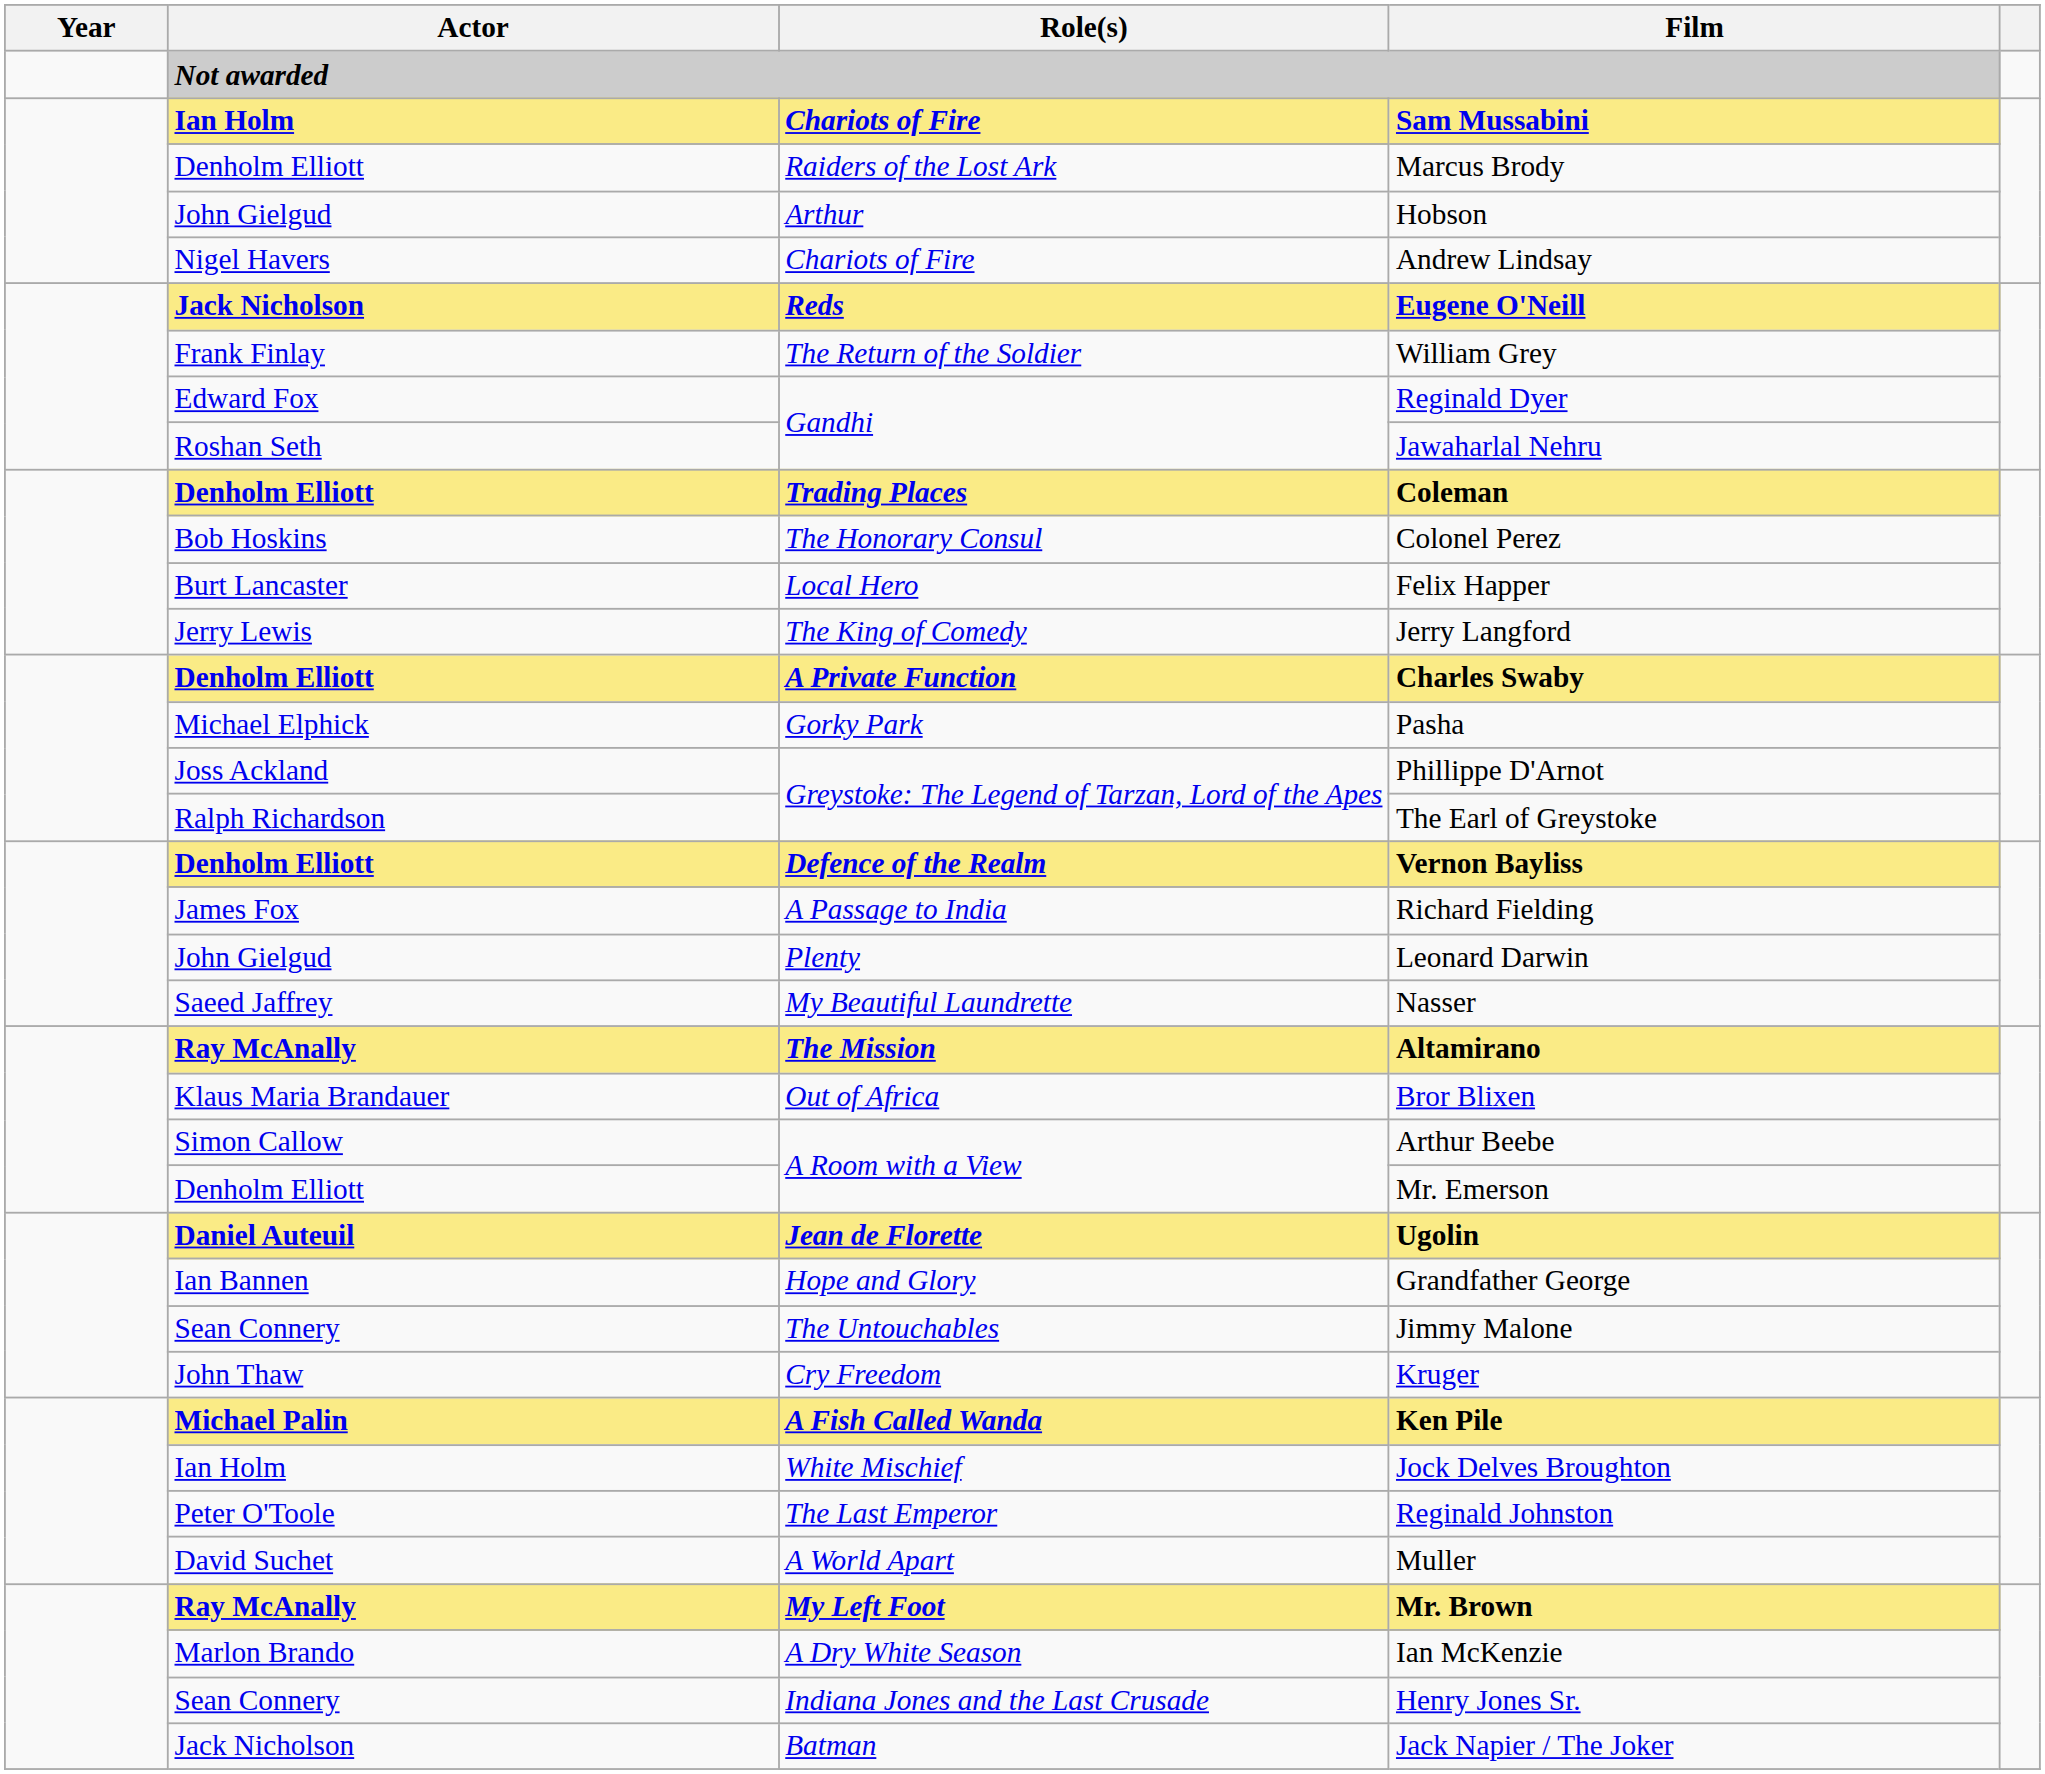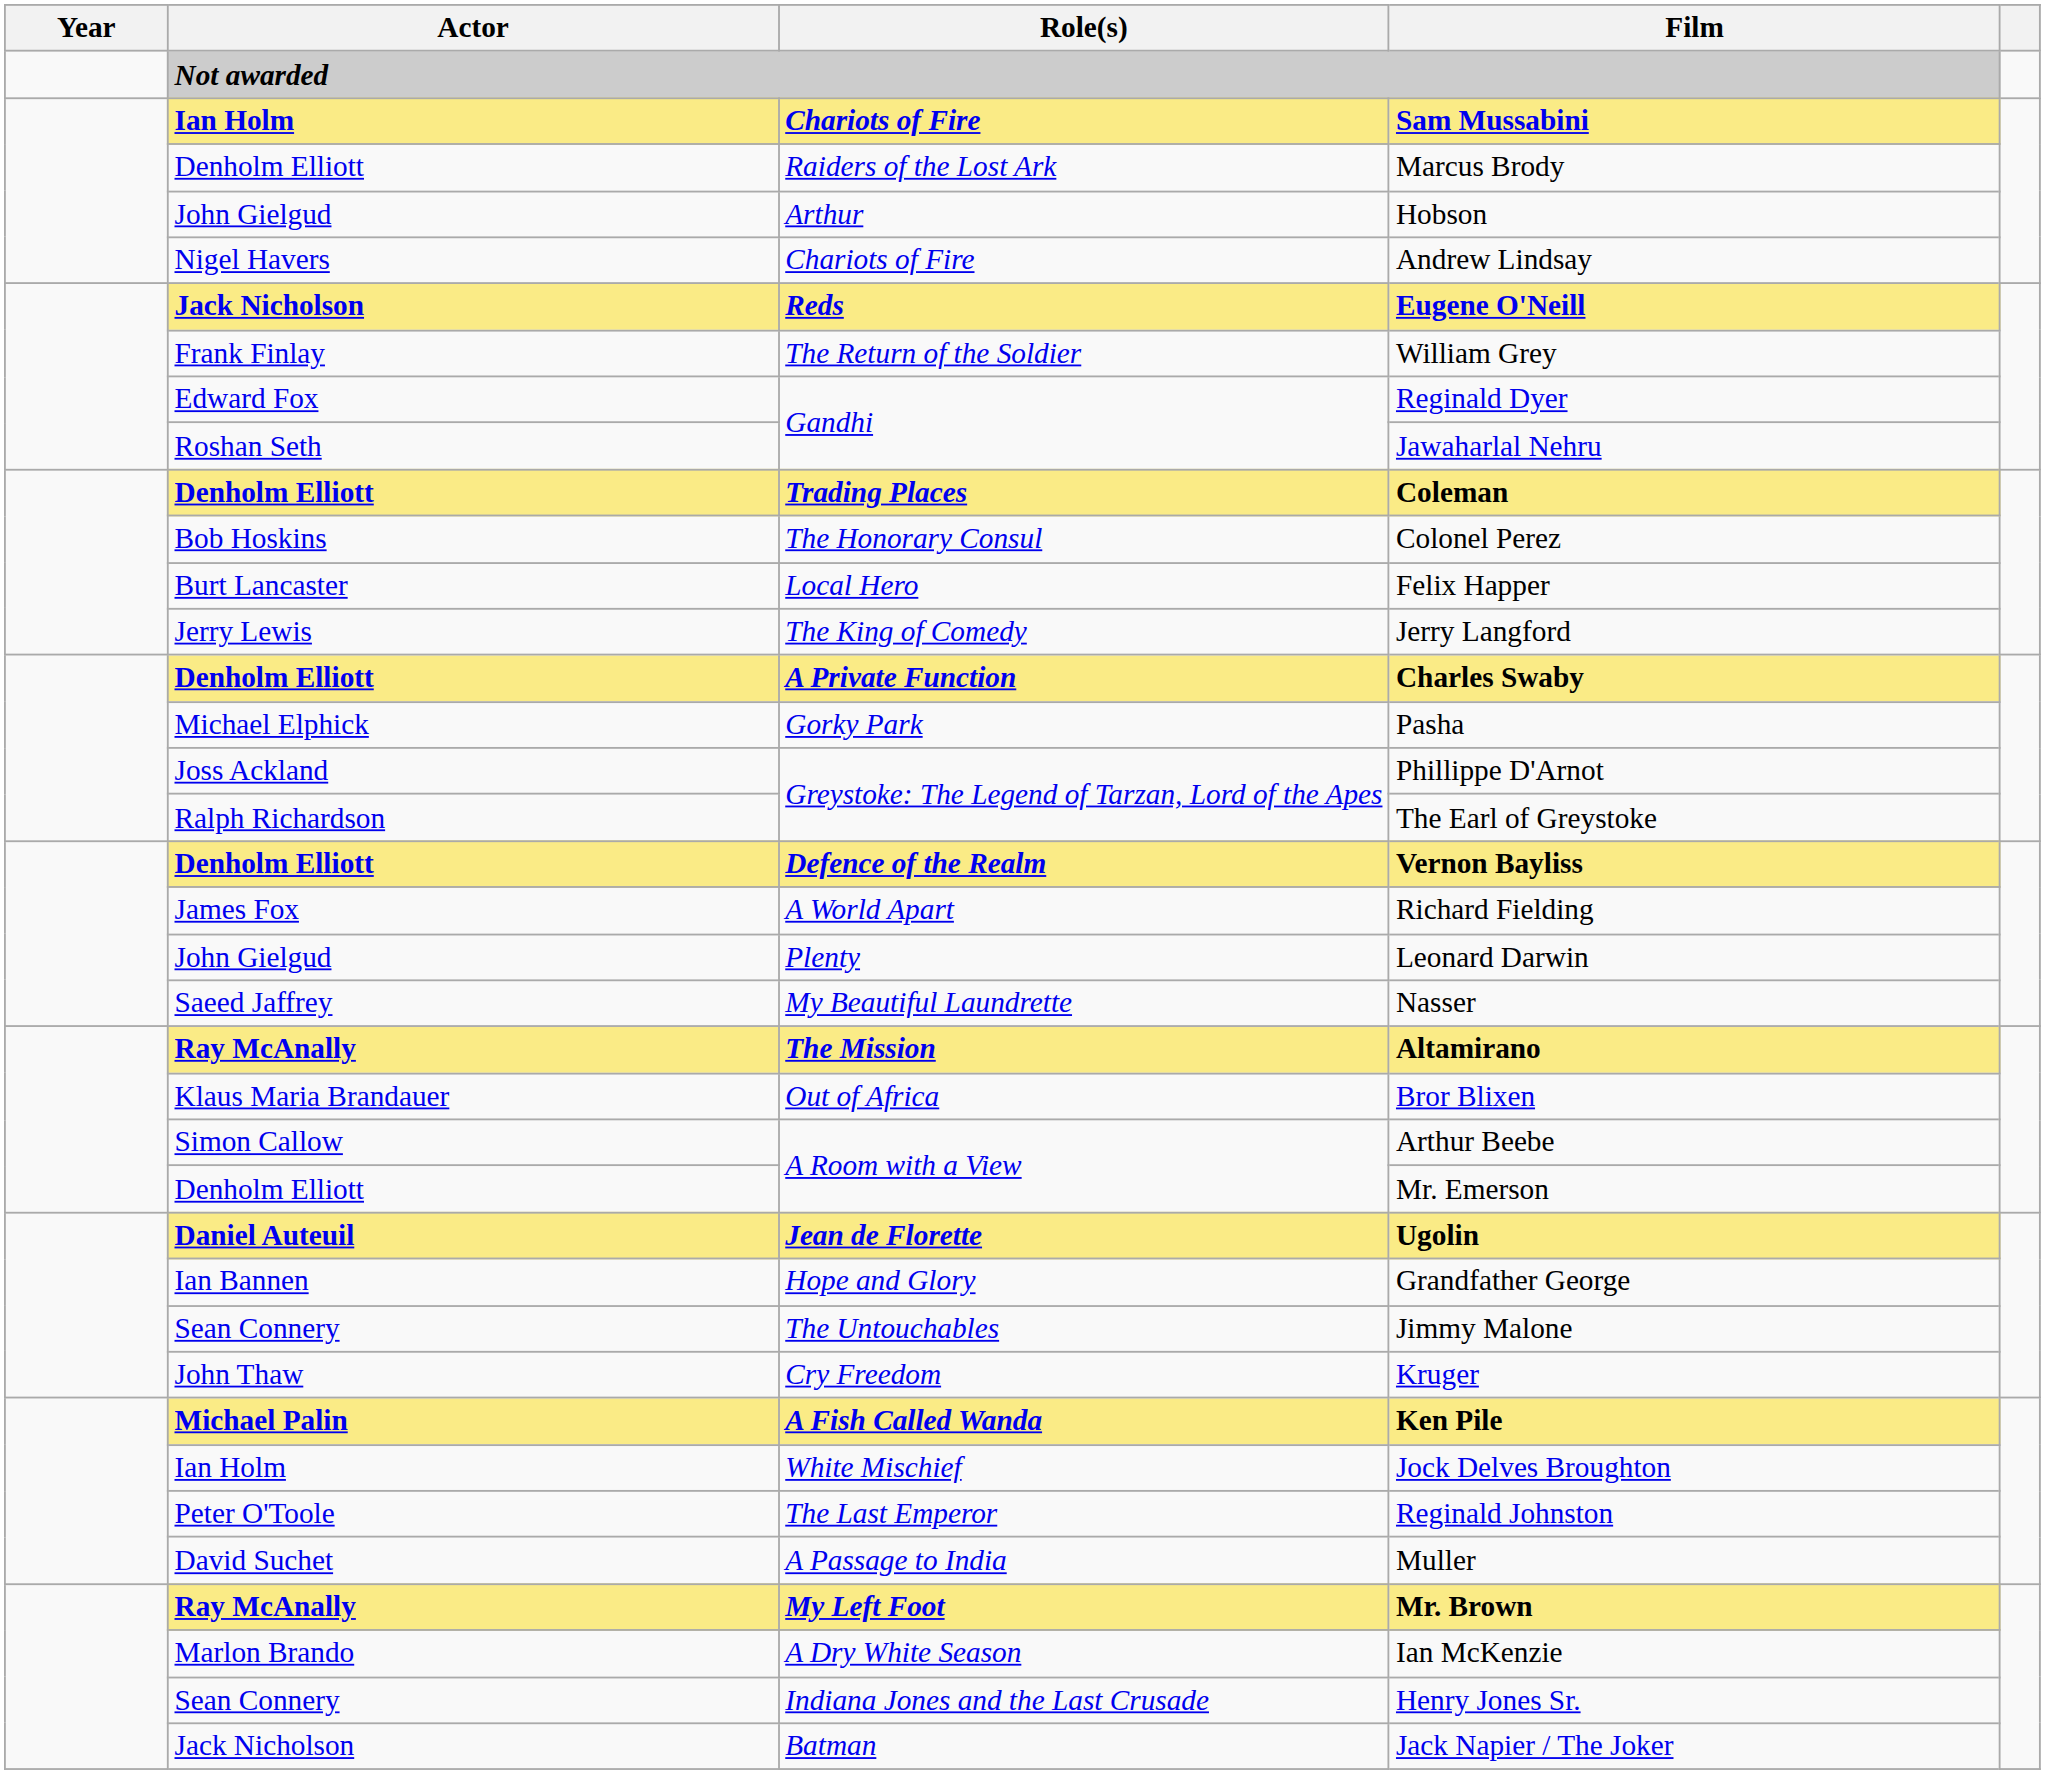(896, 910) A Passage to India -> (870, 910) A World Apart
(870, 1560) A World Apart -> (896, 1560) A Passage to India
